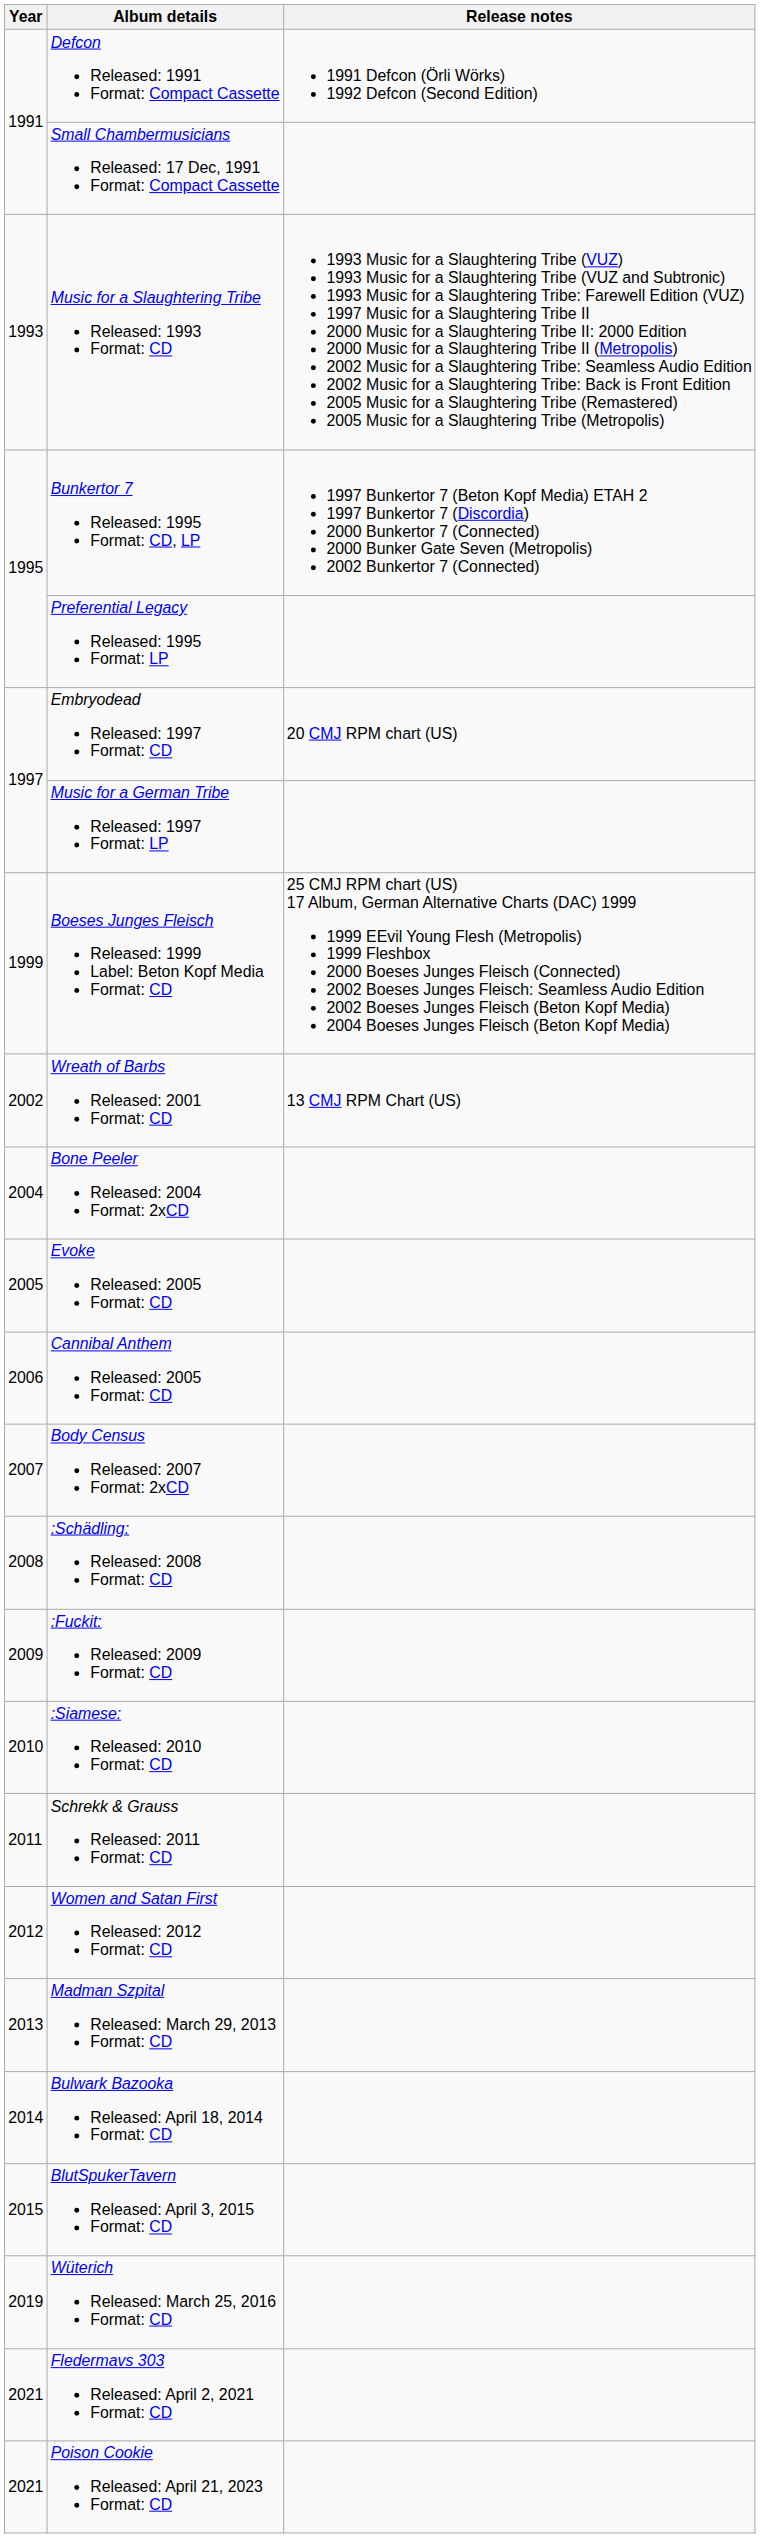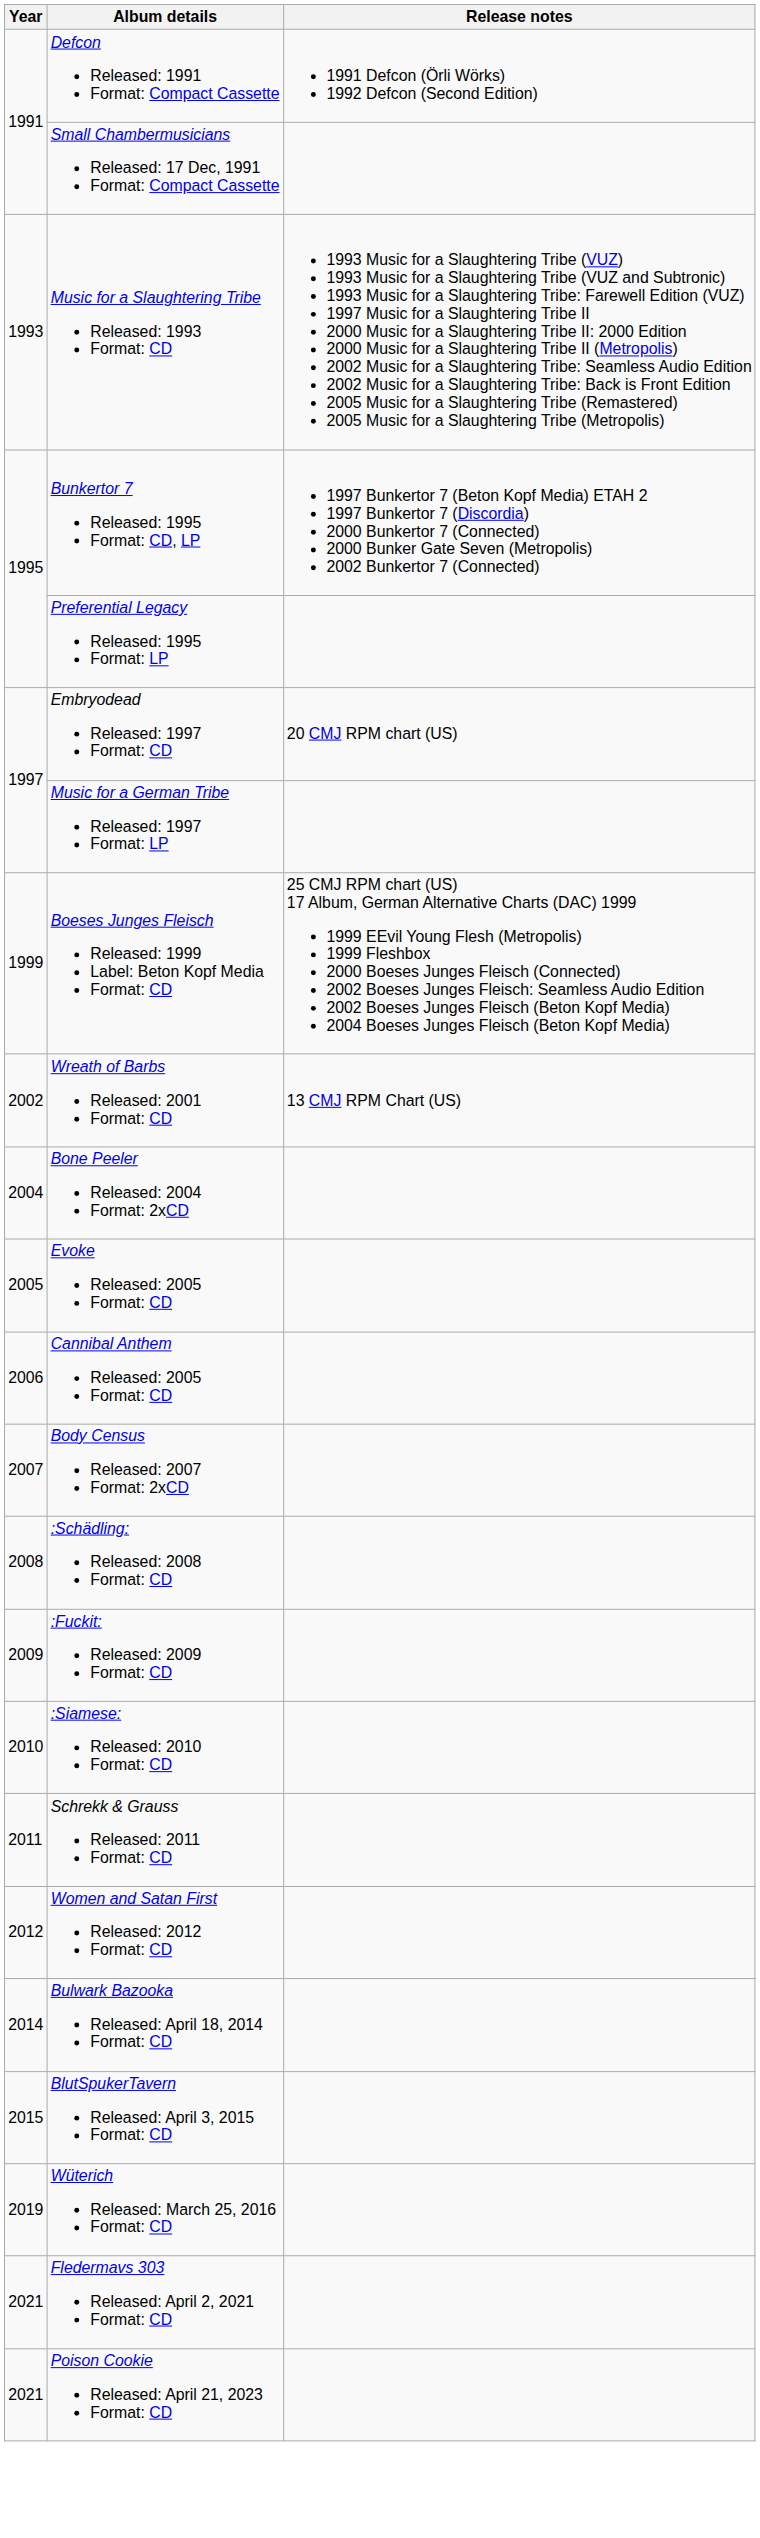- row: (165, 2017)
